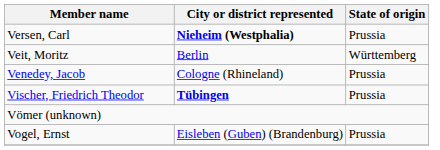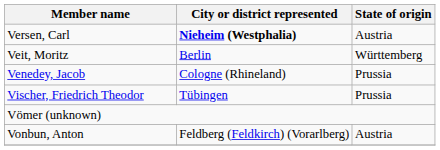(367, 34) Prussia -> (374, 34) Austria
(203, 94) bold -> (204, 94) normal
- row: (38, 134)
+ row: (45, 134)
